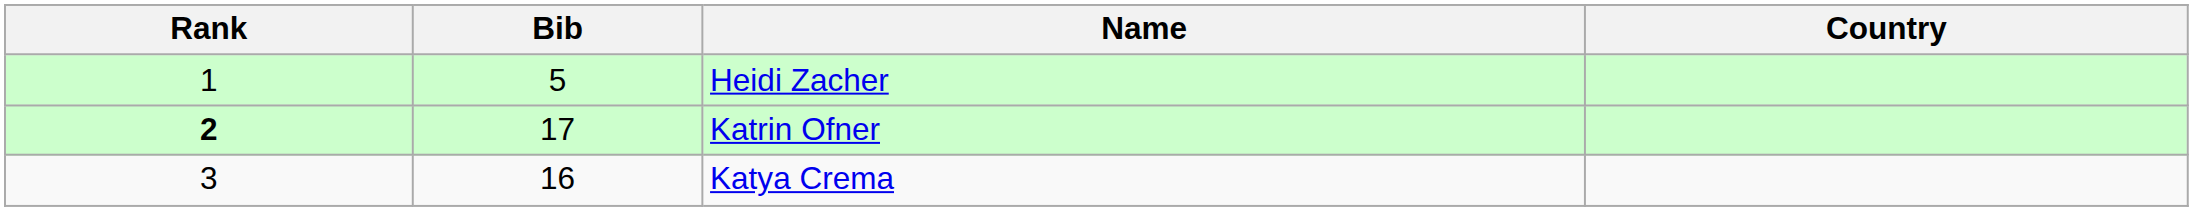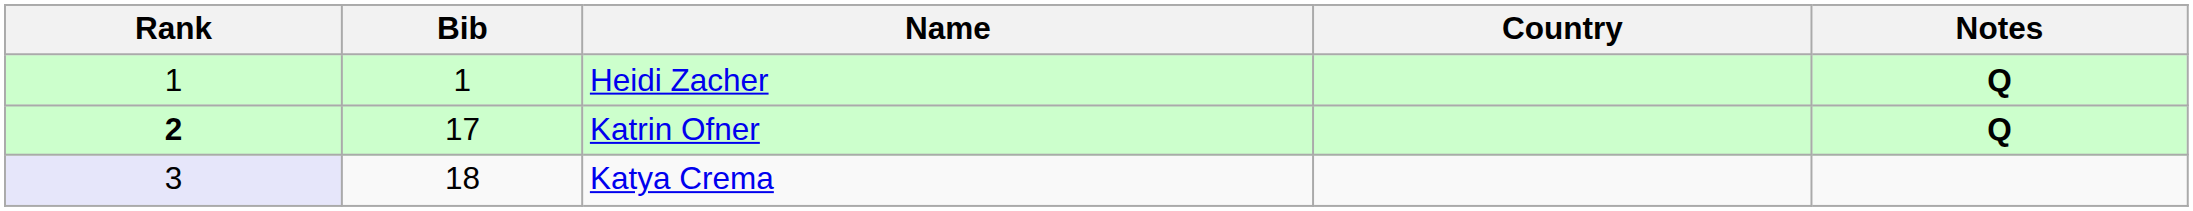+ column: (1999, 29)
(558, 79) 5 -> (462, 79) 1
(209, 179) no background -> (174, 179) lavender background
(558, 179) 16 -> (462, 179) 18
